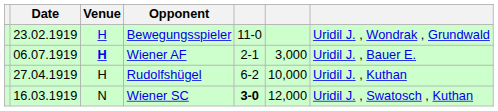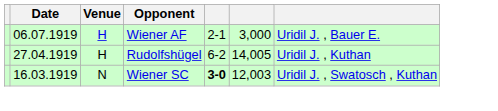- row: (179, 34)
(102, 55) bold -> (102, 34) normal
(287, 75) 10,000 -> (251, 55) 14,005
(287, 95) 12,000 -> (251, 75) 12,003
